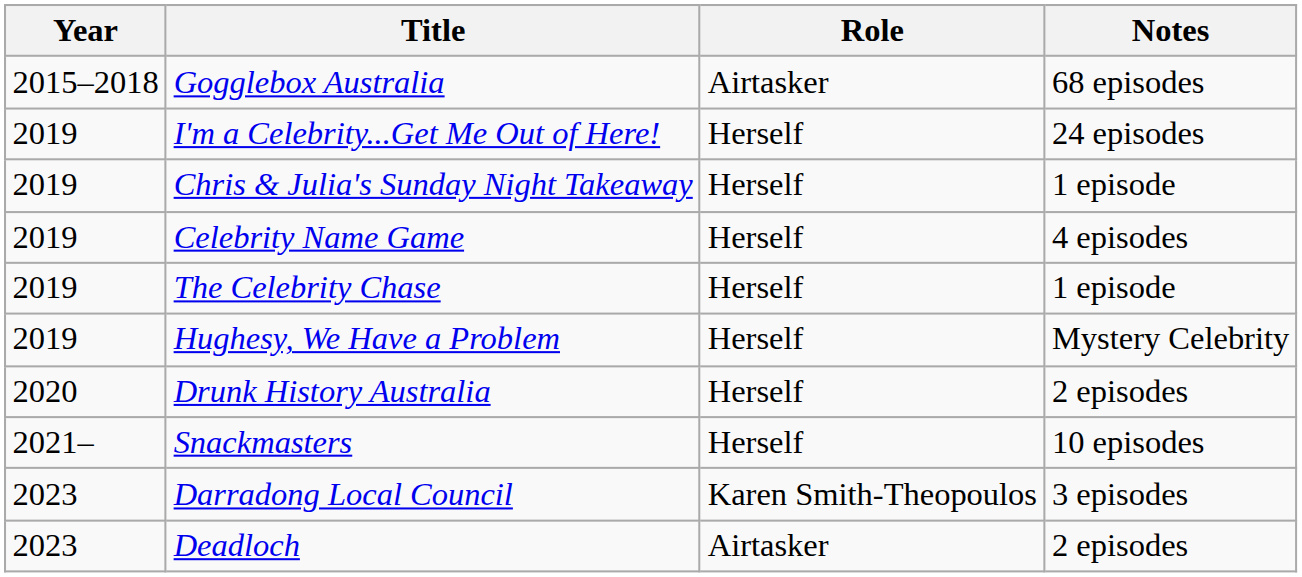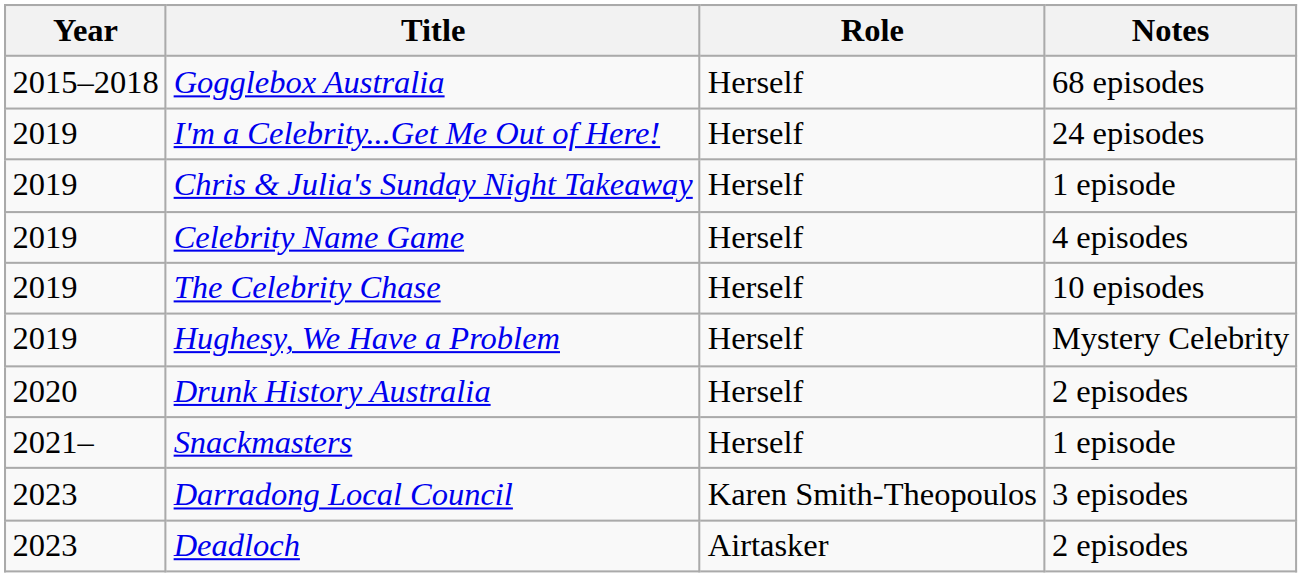(768, 81) Airtasker -> (756, 81) Herself
(1114, 287) 1 episode -> (1128, 287) 10 episodes
(1128, 442) 10 episodes -> (1114, 442) 1 episode
